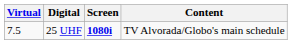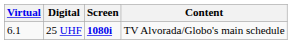(14, 30) 7.5 -> (14, 30) 6.1
